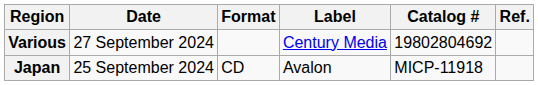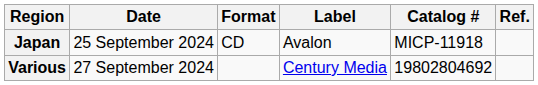rows swapped: (37, 67) <-> (37, 42)
